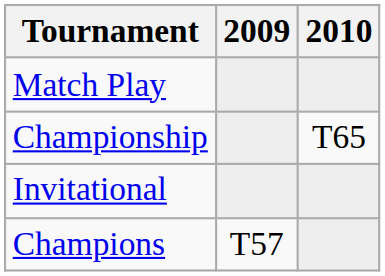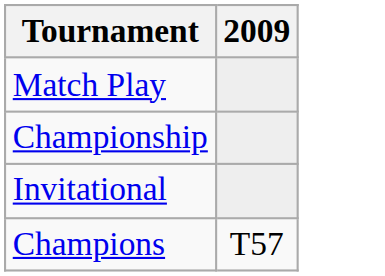- column: (339, 31)
